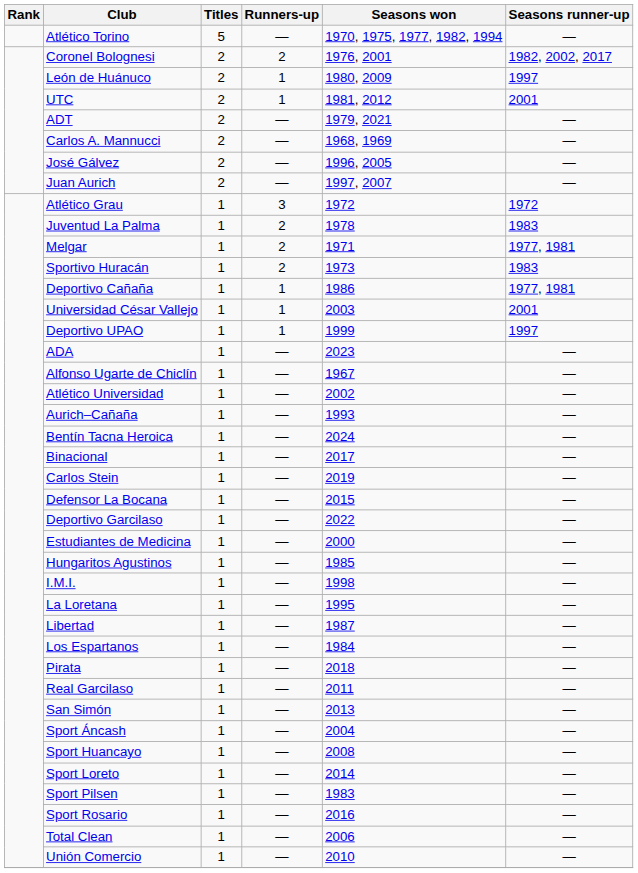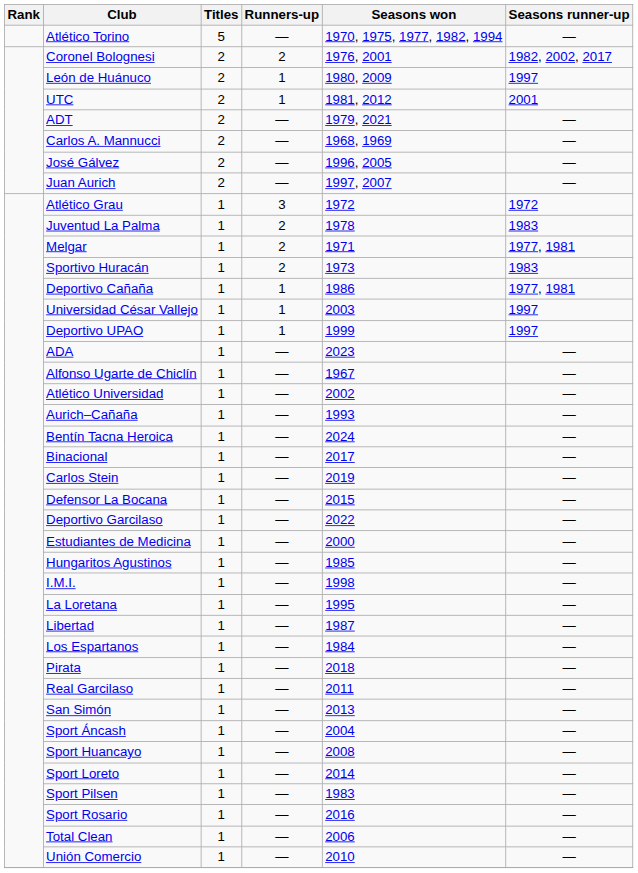(523, 309) 2001 -> (523, 309) 1997
